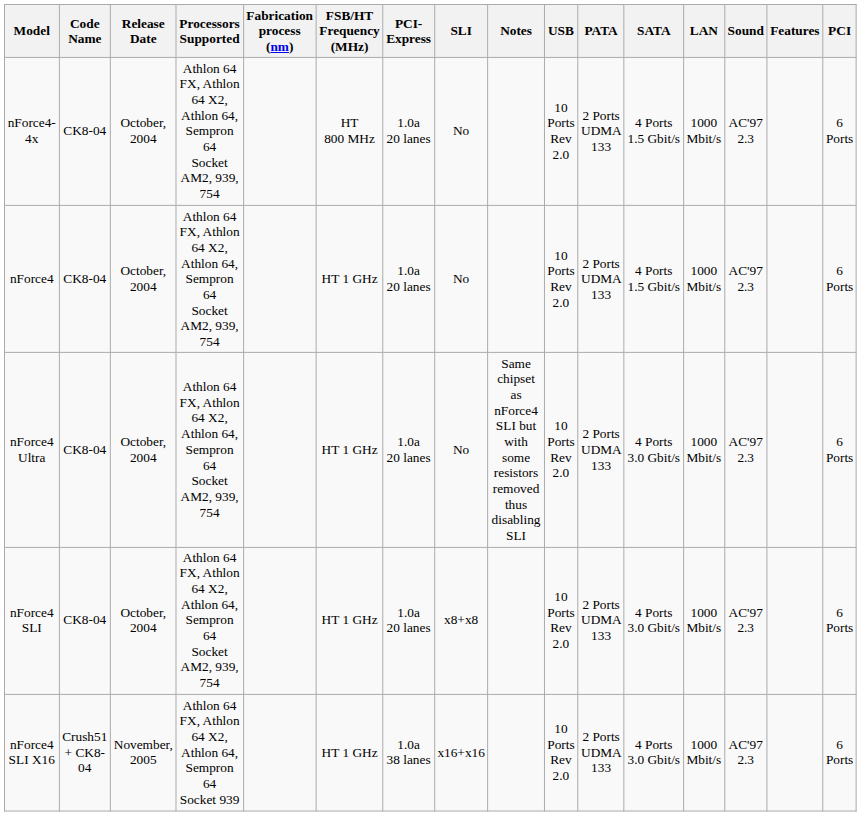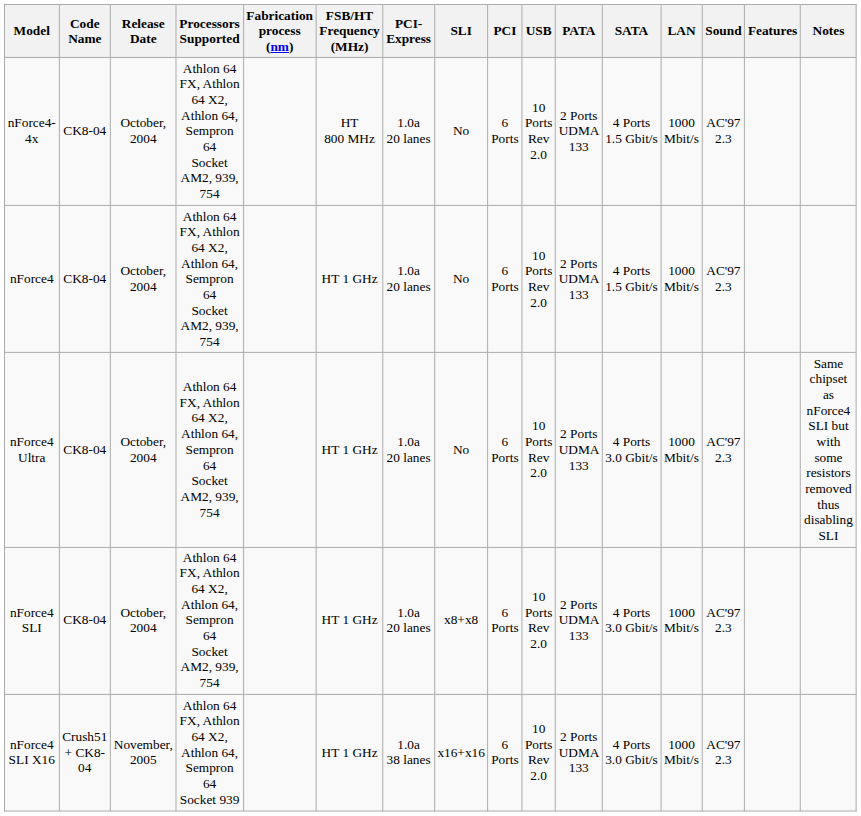columns swapped: (840, 30) <-> (516, 30)
